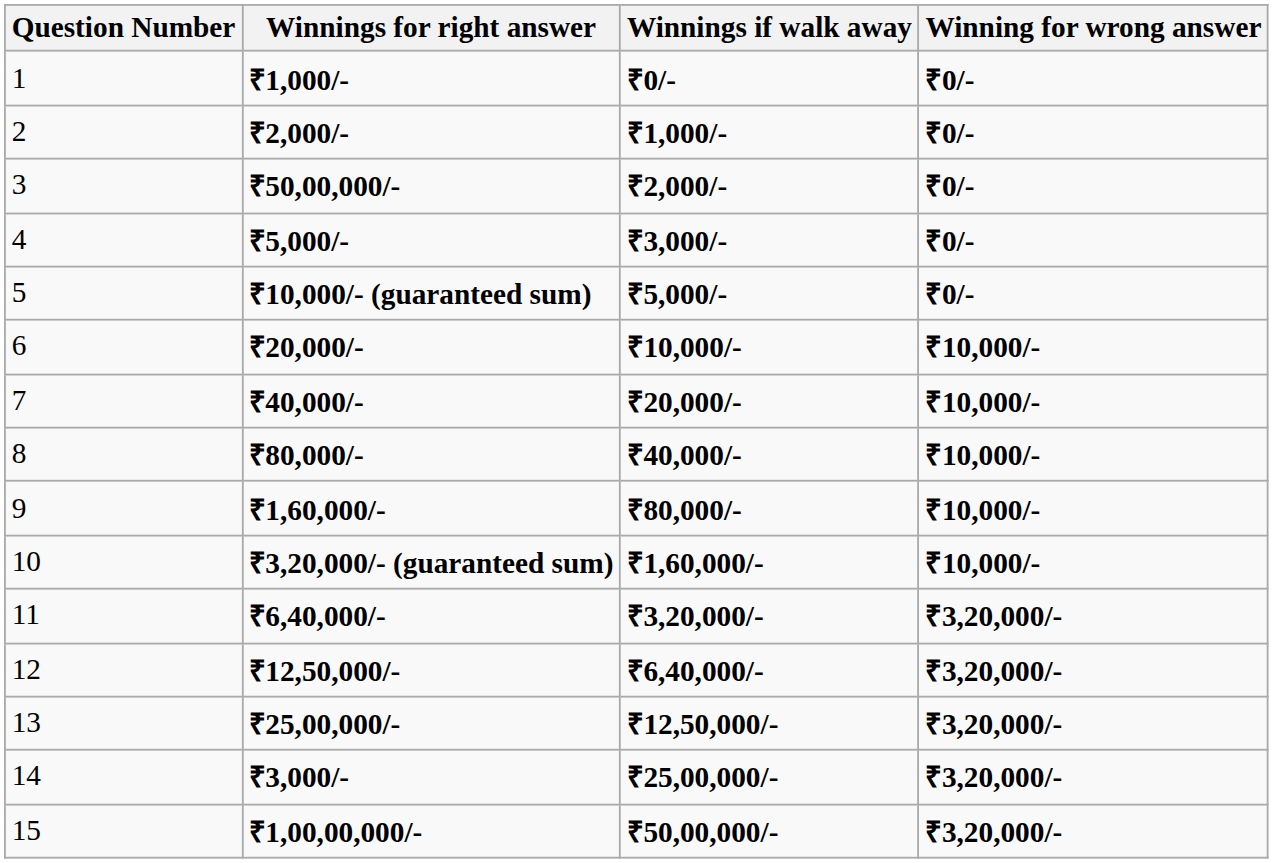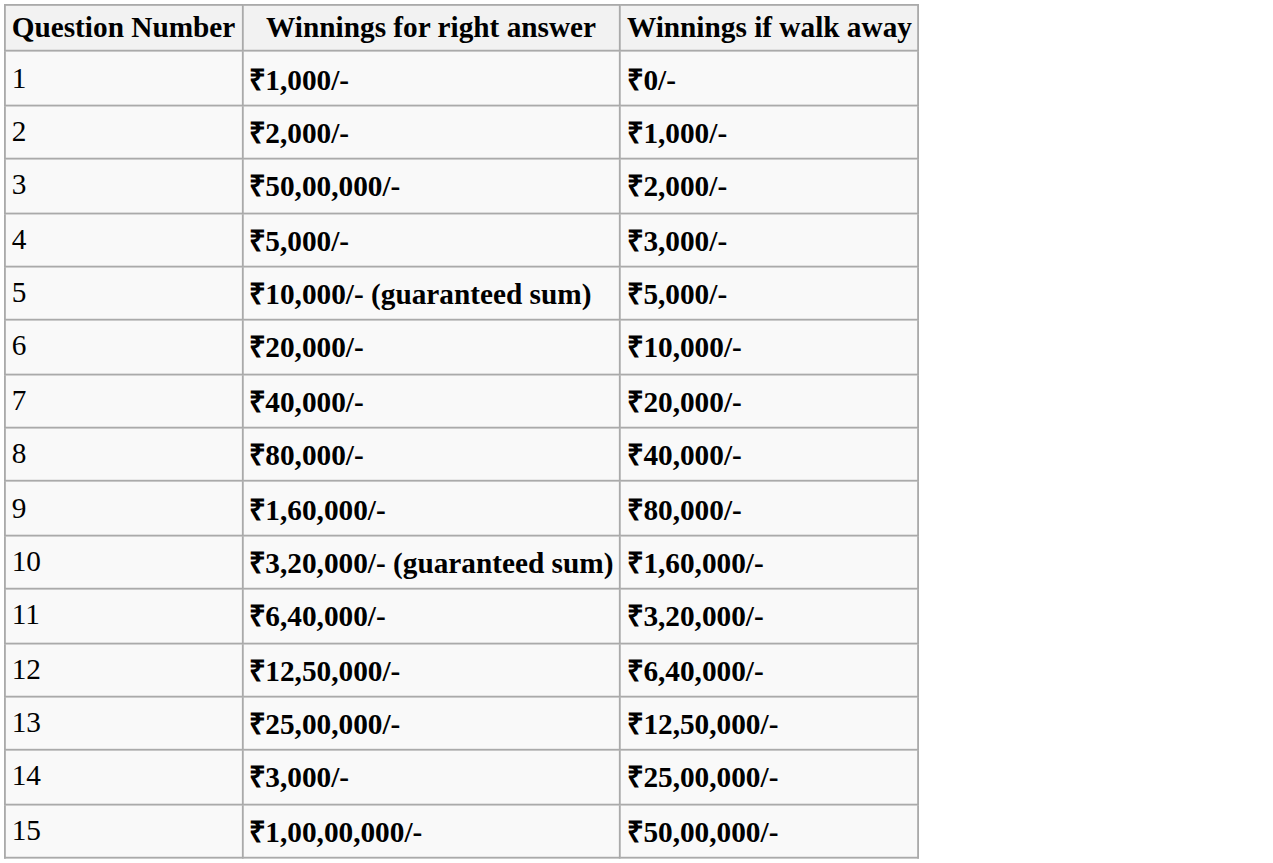- column: (1093, 27)
